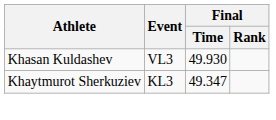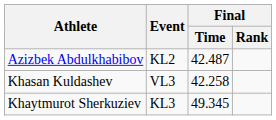+ row: (75, 59)
(208, 59) 49.930 -> (210, 81) 42.258
(208, 81) 49.347 -> (210, 103) 49.345
